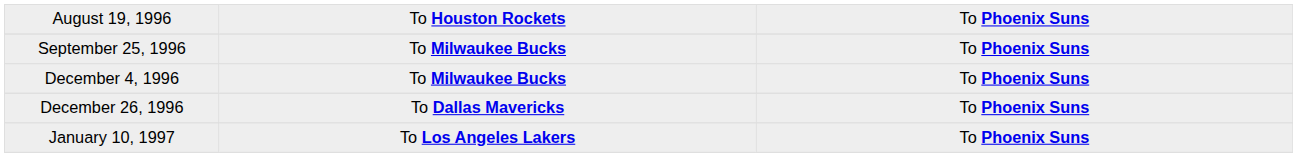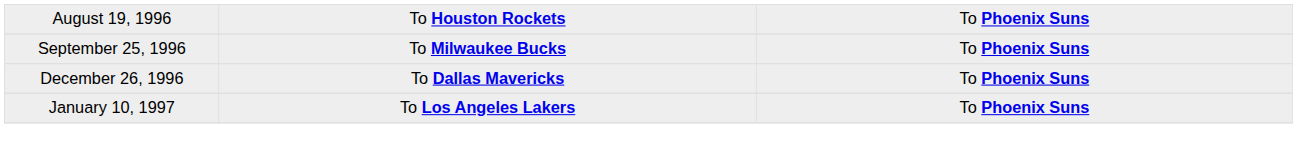- row: (112, 78)
